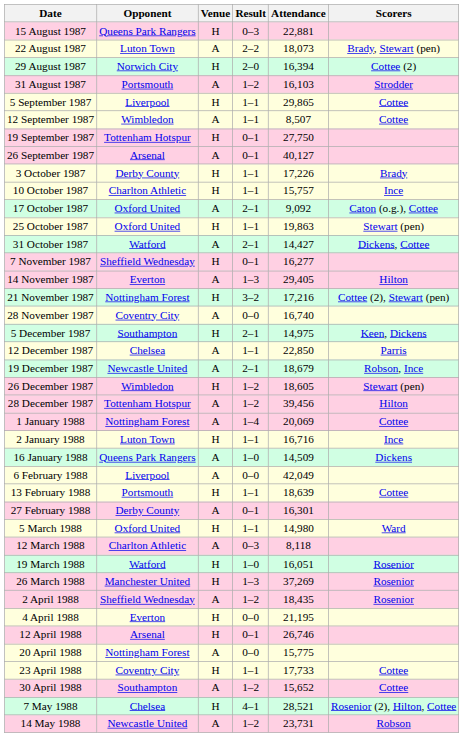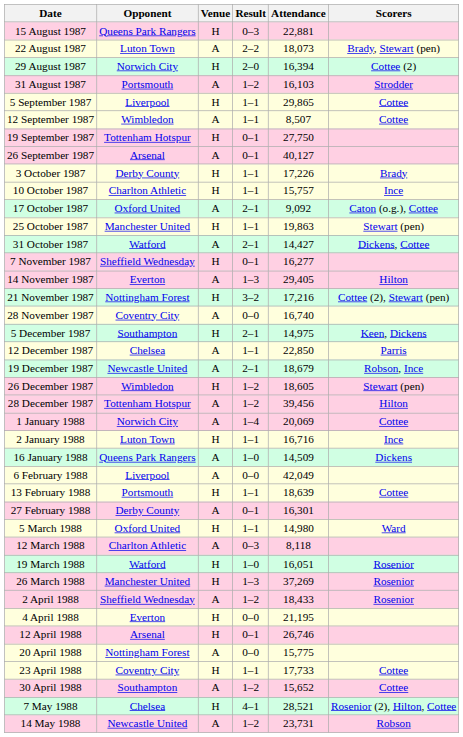(147, 226) Oxford United -> (147, 226) Manchester United
(147, 421) Nottingham Forest -> (147, 421) Norwich City
(298, 599) 18,435 -> (298, 599) 18,433
